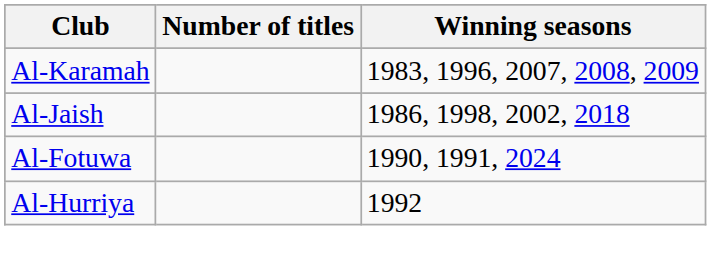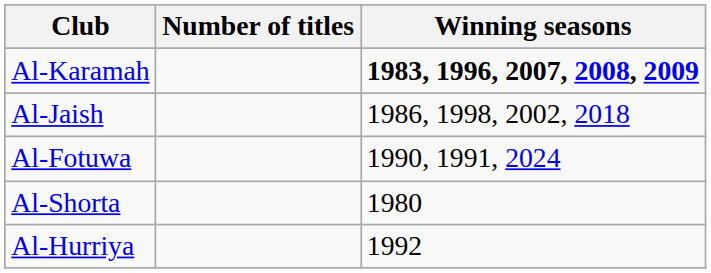(533, 70) normal -> (533, 70) bold
+ row: (66, 202)
